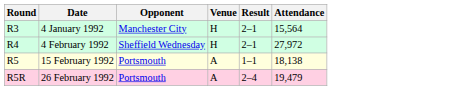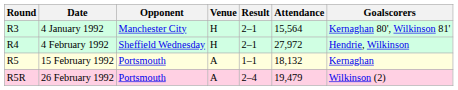+ column: (390, 12)
(288, 61) 18,138 -> (288, 61) 18,132
